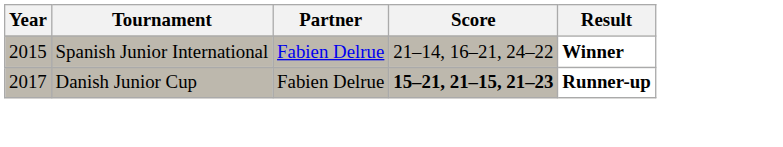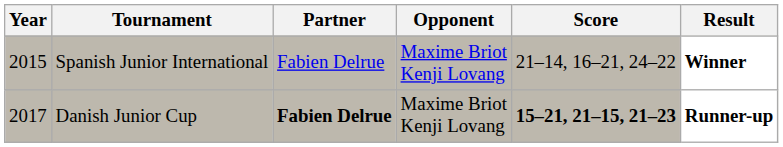+ column: (454, 20)
(331, 82) normal -> (334, 116) bold
